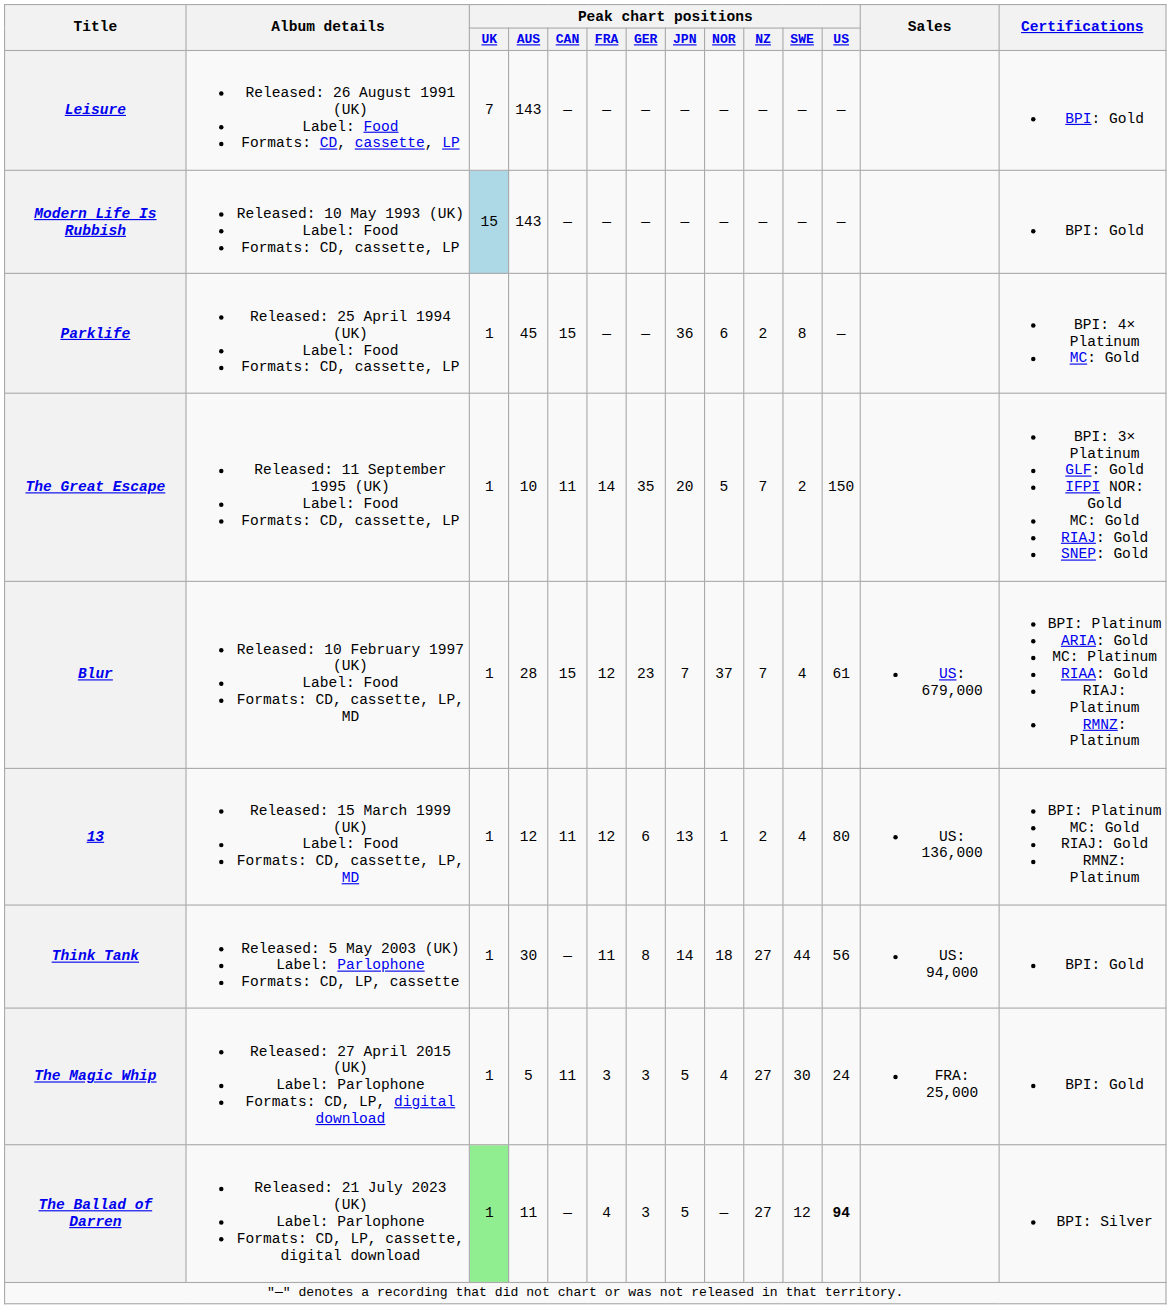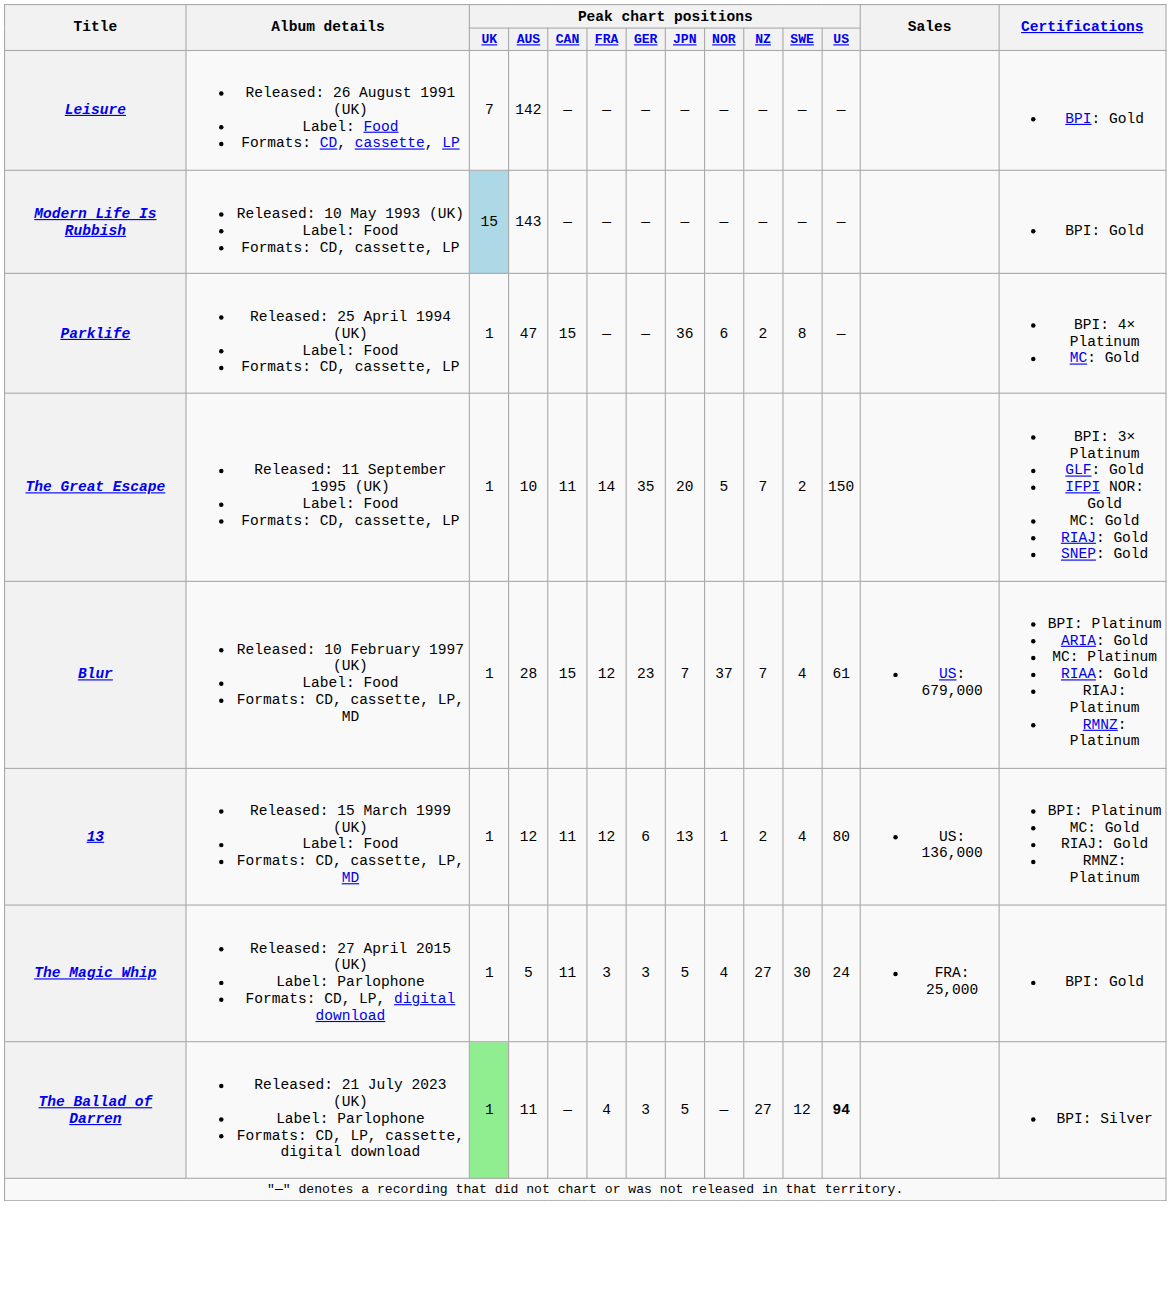(528, 110) 143 -> (528, 110) 142
(528, 334) 45 -> (528, 334) 47
- row: (95, 957)
